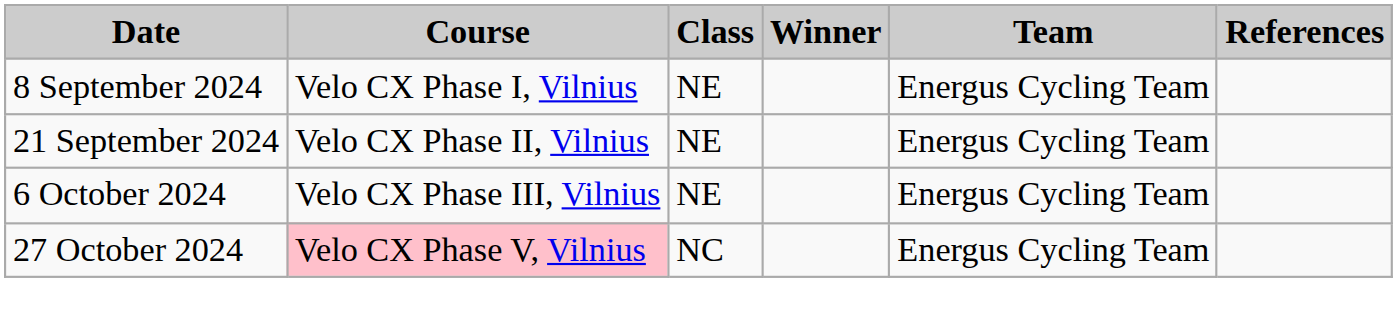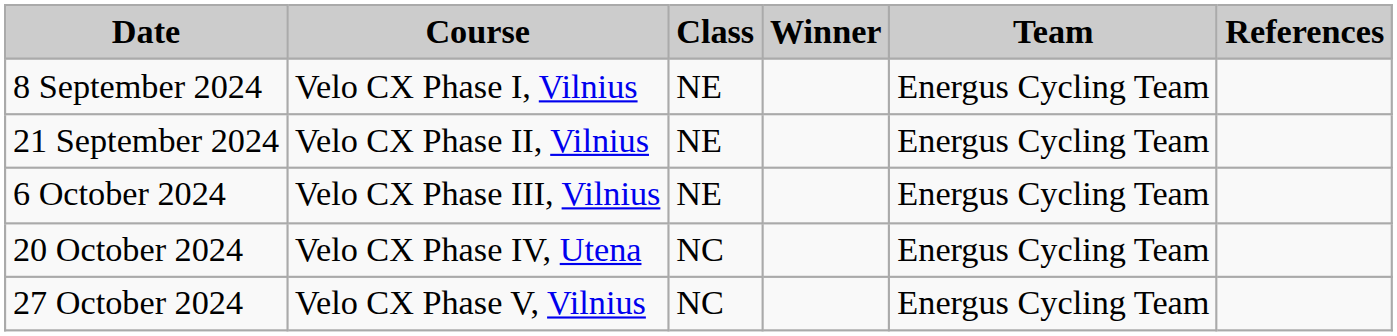+ row: (128, 248)
(470, 248) pink background -> (470, 303) no background
